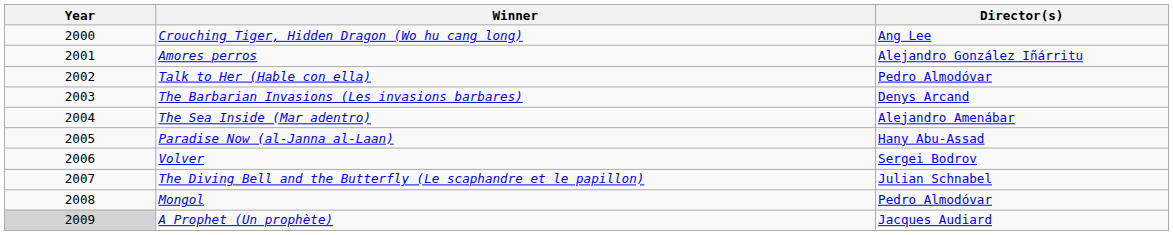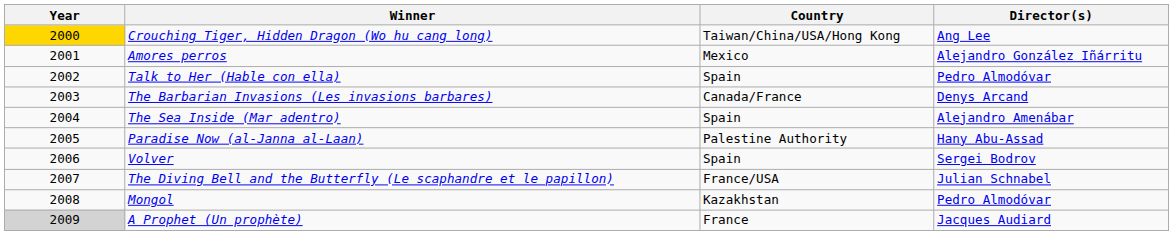+ column: (817, 15)
(80, 35) no background -> (65, 35) gold background
